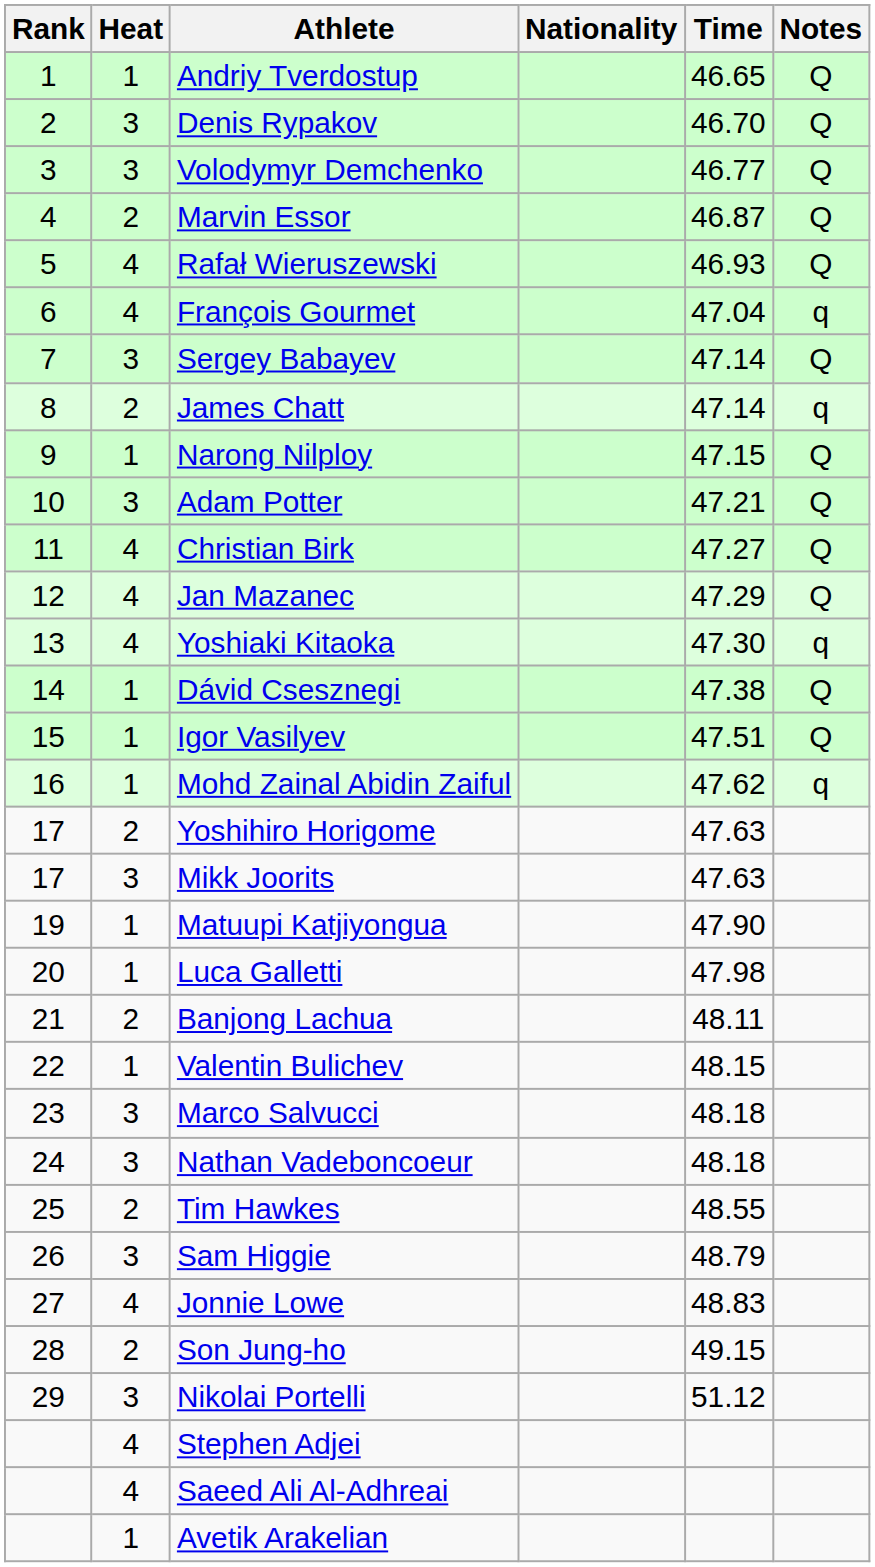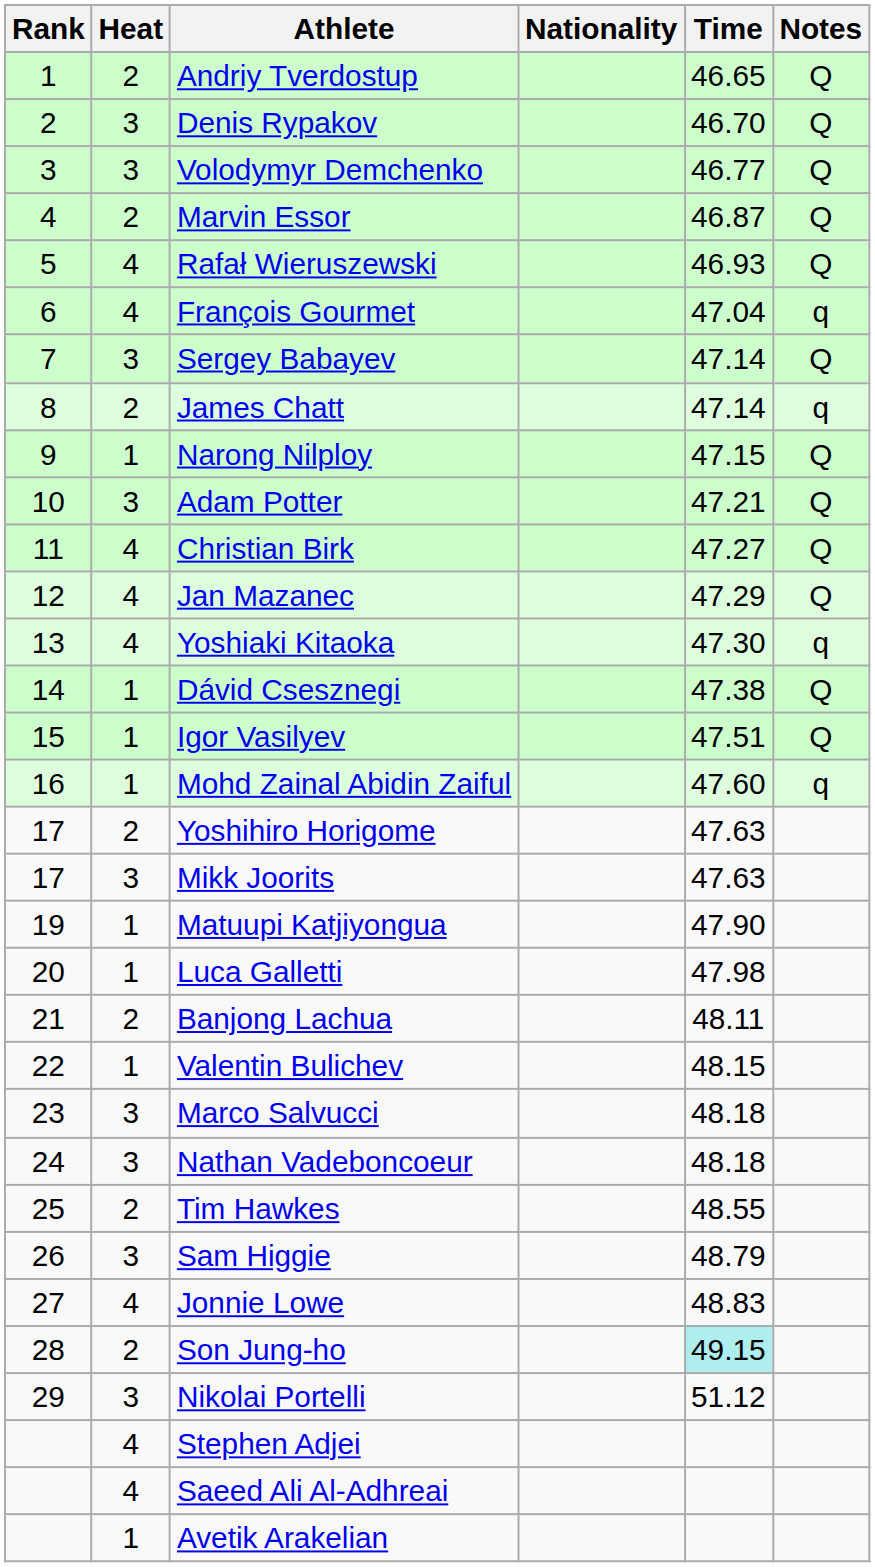(131, 76) 1 -> (131, 76) 2
(728, 783) 47.62 -> (728, 783) 47.60
(728, 1349) no background -> (728, 1349) paleturquoise background
